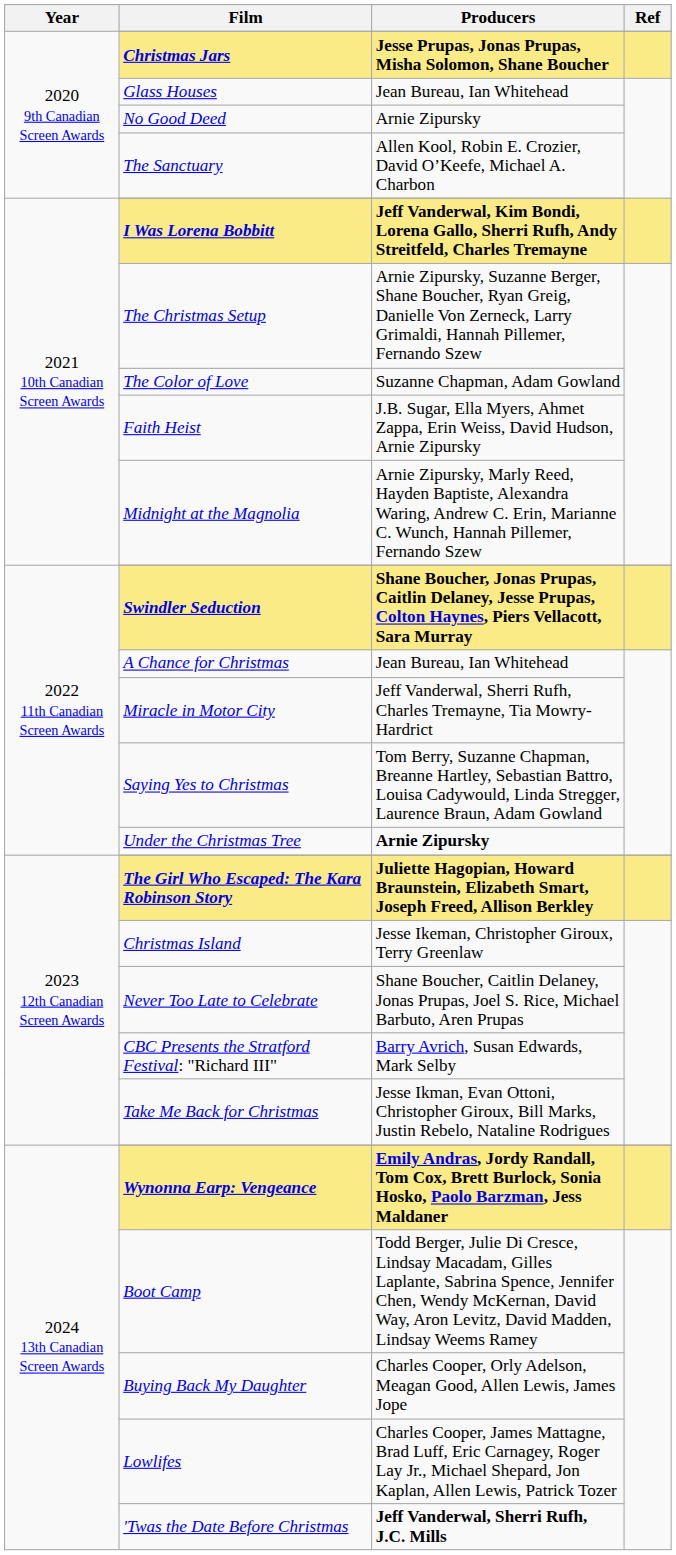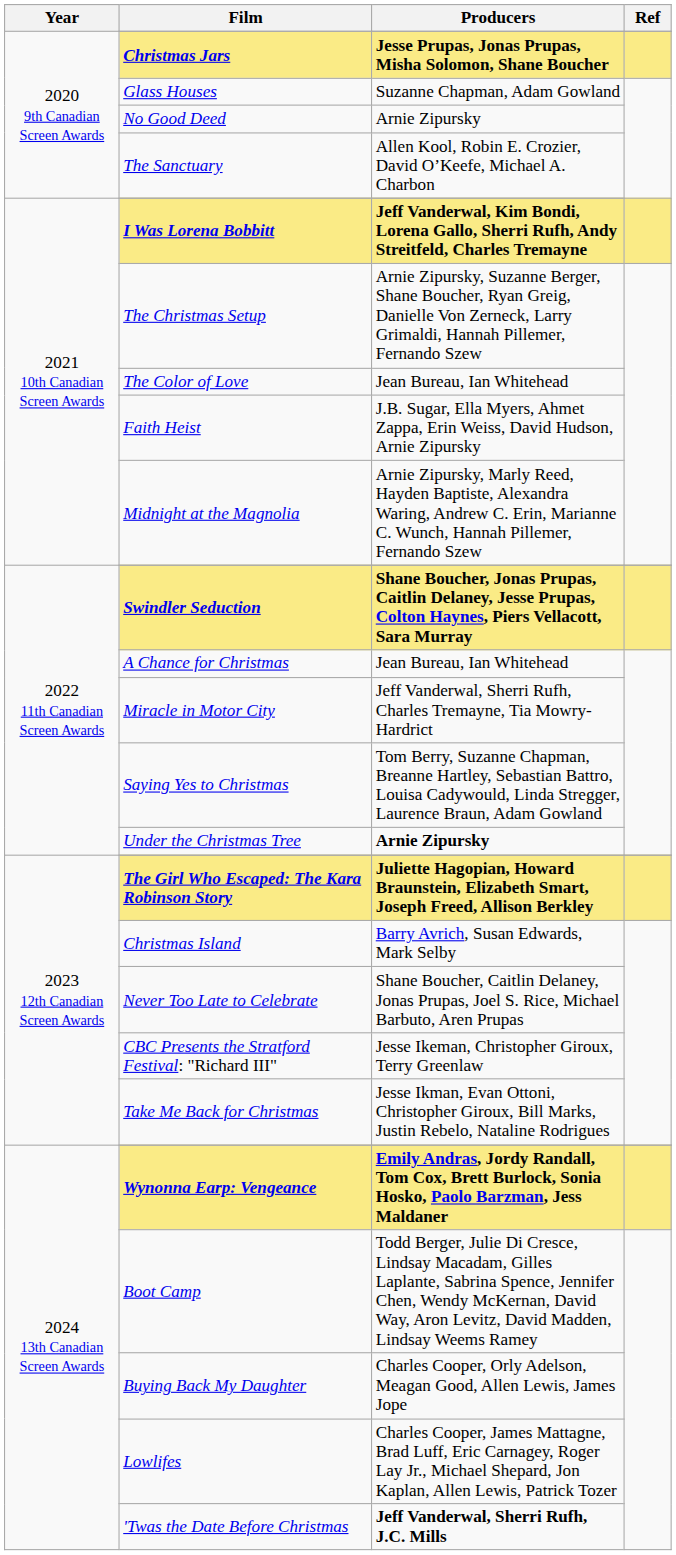(472, 91) Jean Bureau, Ian Whitehead -> (498, 91) Suzanne Chapman, Adam Gowland
(498, 381) Suzanne Chapman, Adam Gowland -> (472, 381) Jean Bureau, Ian Whitehead
(494, 943) Jesse Ikeman, Christopher Giroux, Terry Greenlaw -> (479, 943) Barry Avrich, Susan Edwards, Mark Selby
(479, 1055) Barry Avrich, Susan Edwards, Mark Selby -> (494, 1055) Jesse Ikeman, Christopher Giroux, Terry Greenlaw
